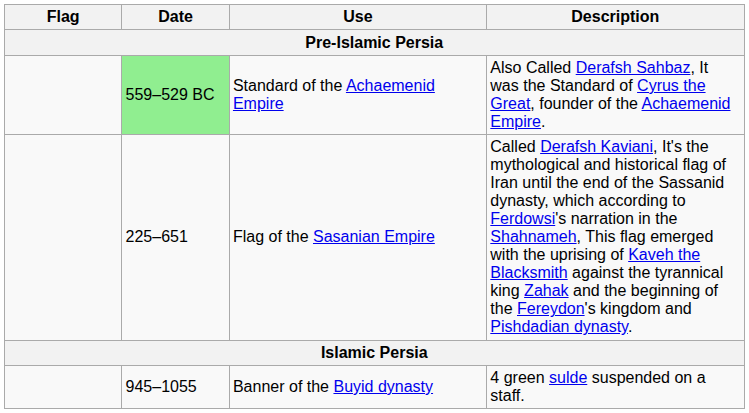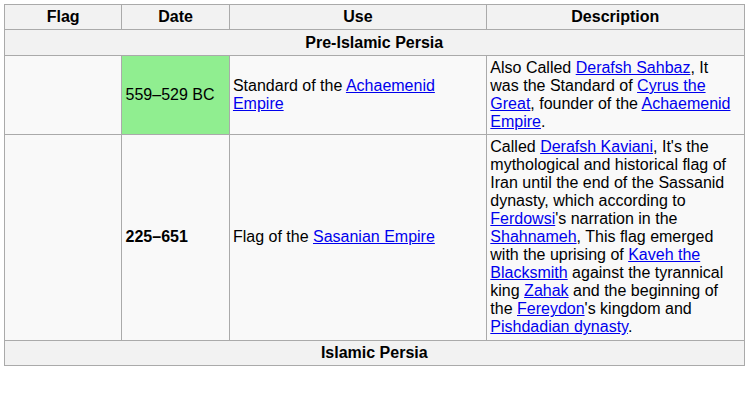(157, 237) normal -> (157, 237) bold
- row: (333, 387)
